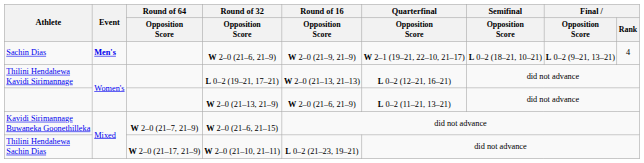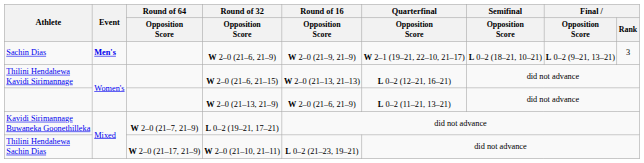(628, 52) 4 -> (628, 52) 3
(242, 81) L 0–2 (19–21, 17–21) -> (242, 81) W 2–0 (21–6, 21–15)
(242, 128) W 2–0 (21–6, 21–15) -> (242, 128) L 0–2 (19–21, 17–21)
